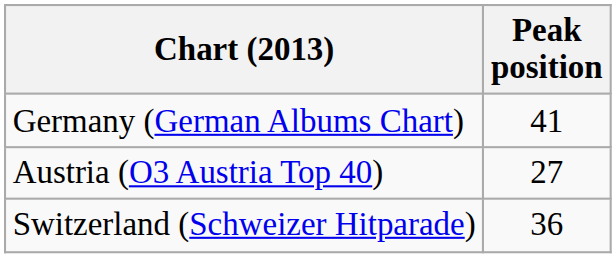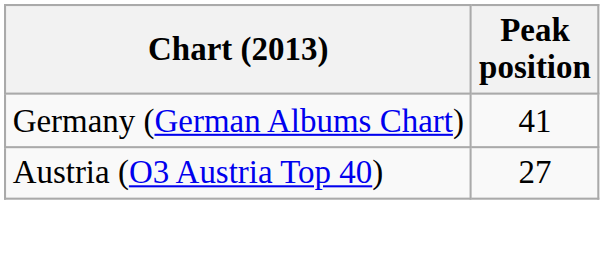- row: (244, 224)
